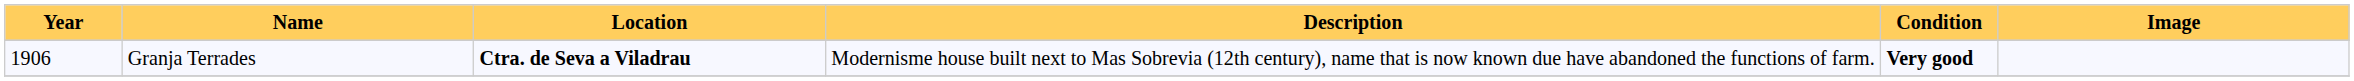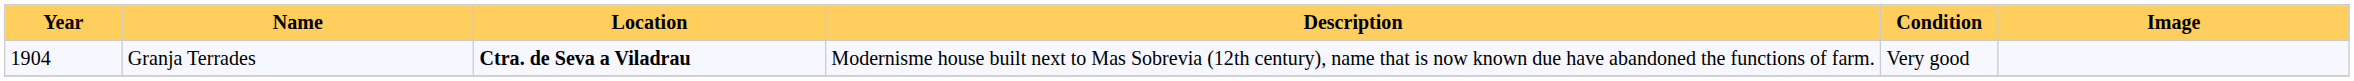(31, 57) 1906 -> (31, 57) 1904
(1930, 57) bold -> (1928, 57) normal
